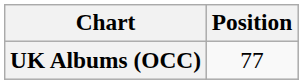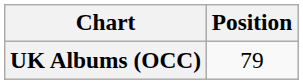(252, 60) 77 -> (252, 60) 79
